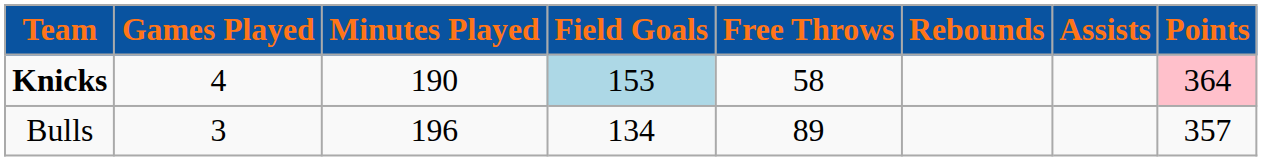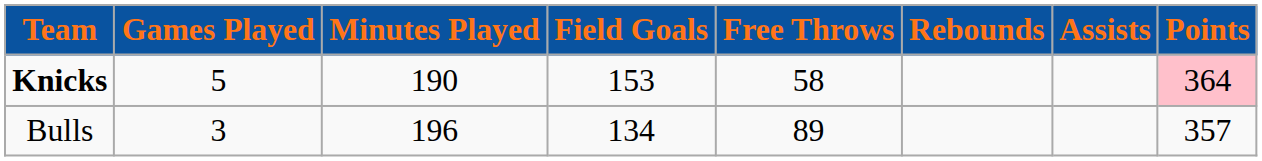(218, 79) 4 -> (218, 79) 5
(631, 79) lightblue background -> (631, 79) no background
